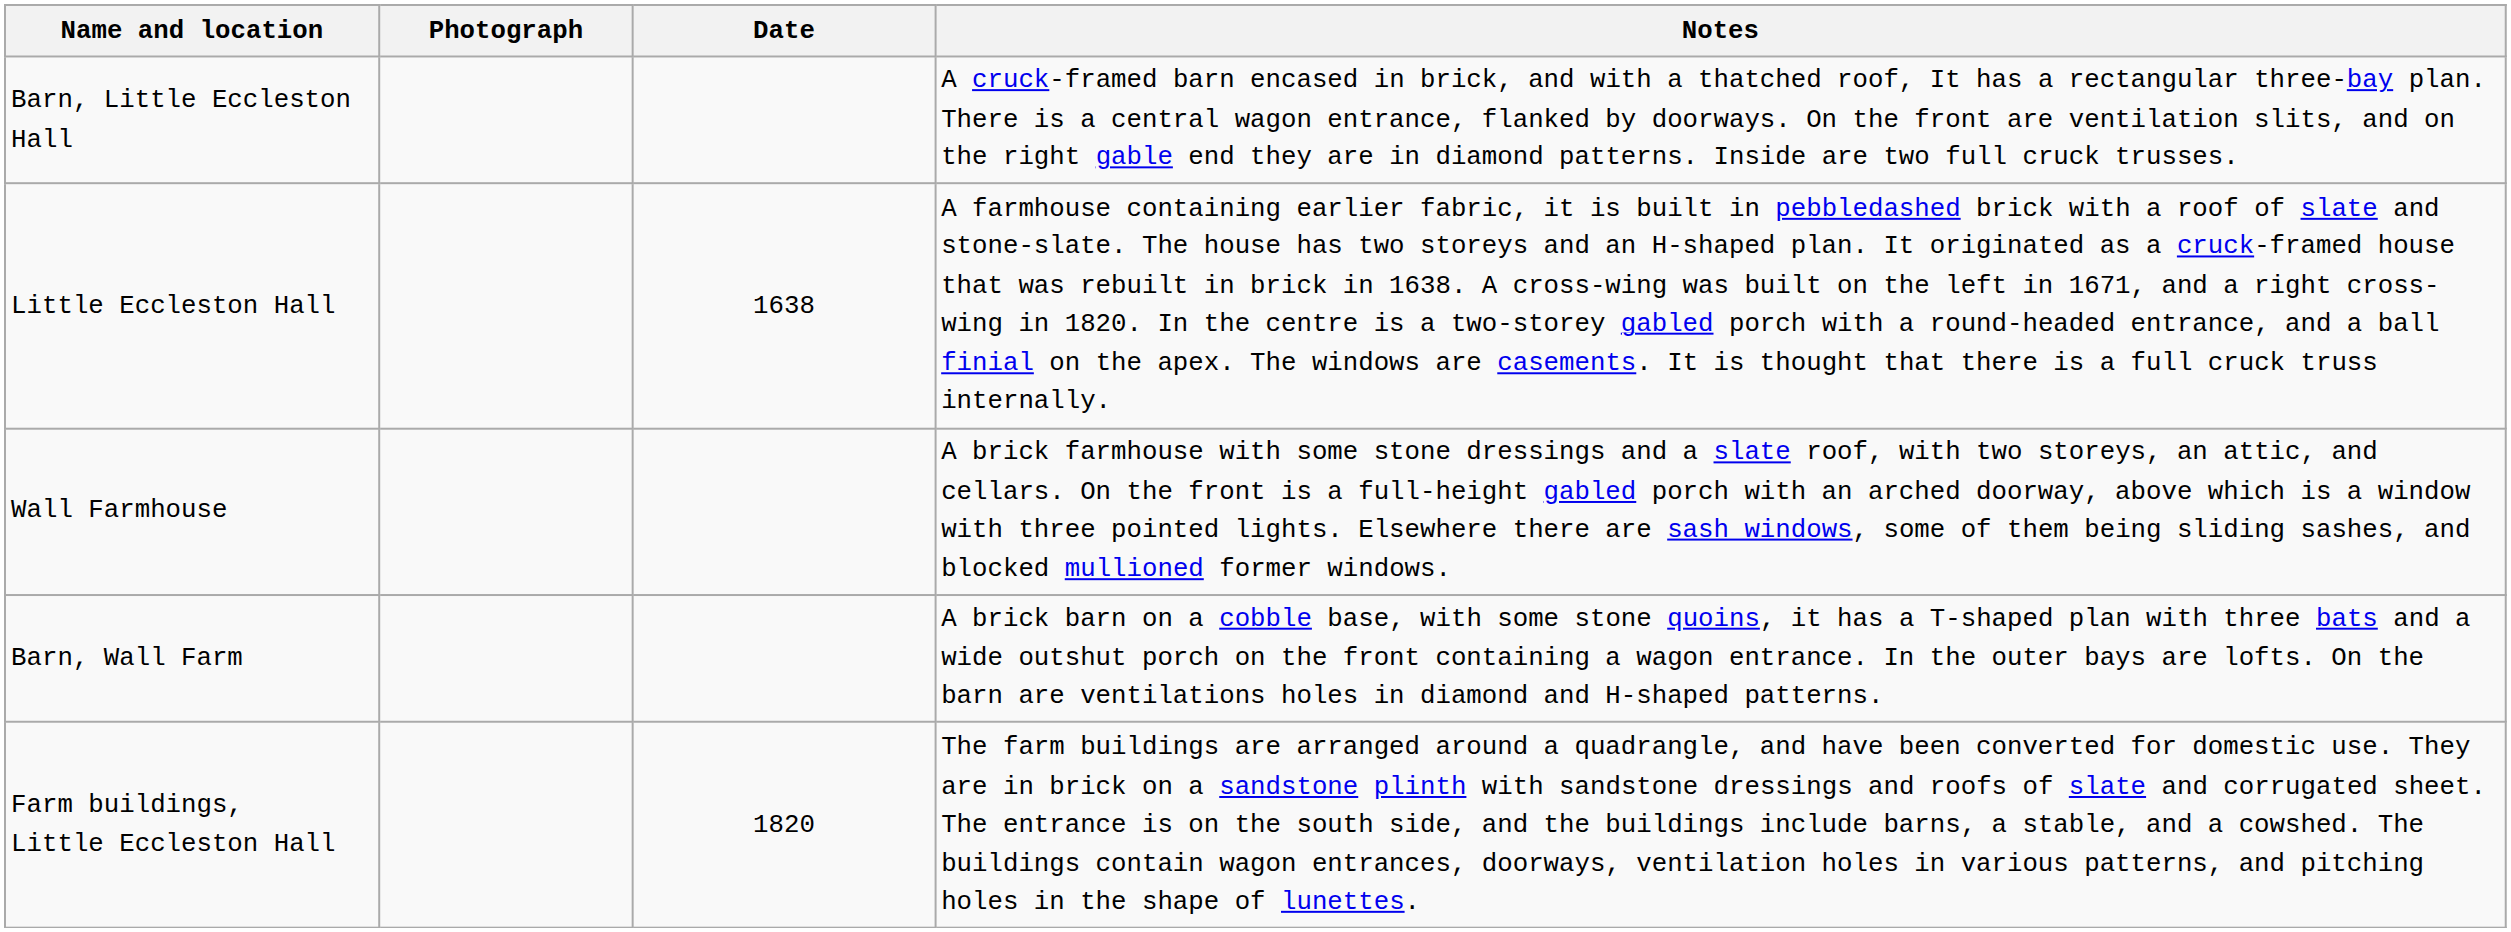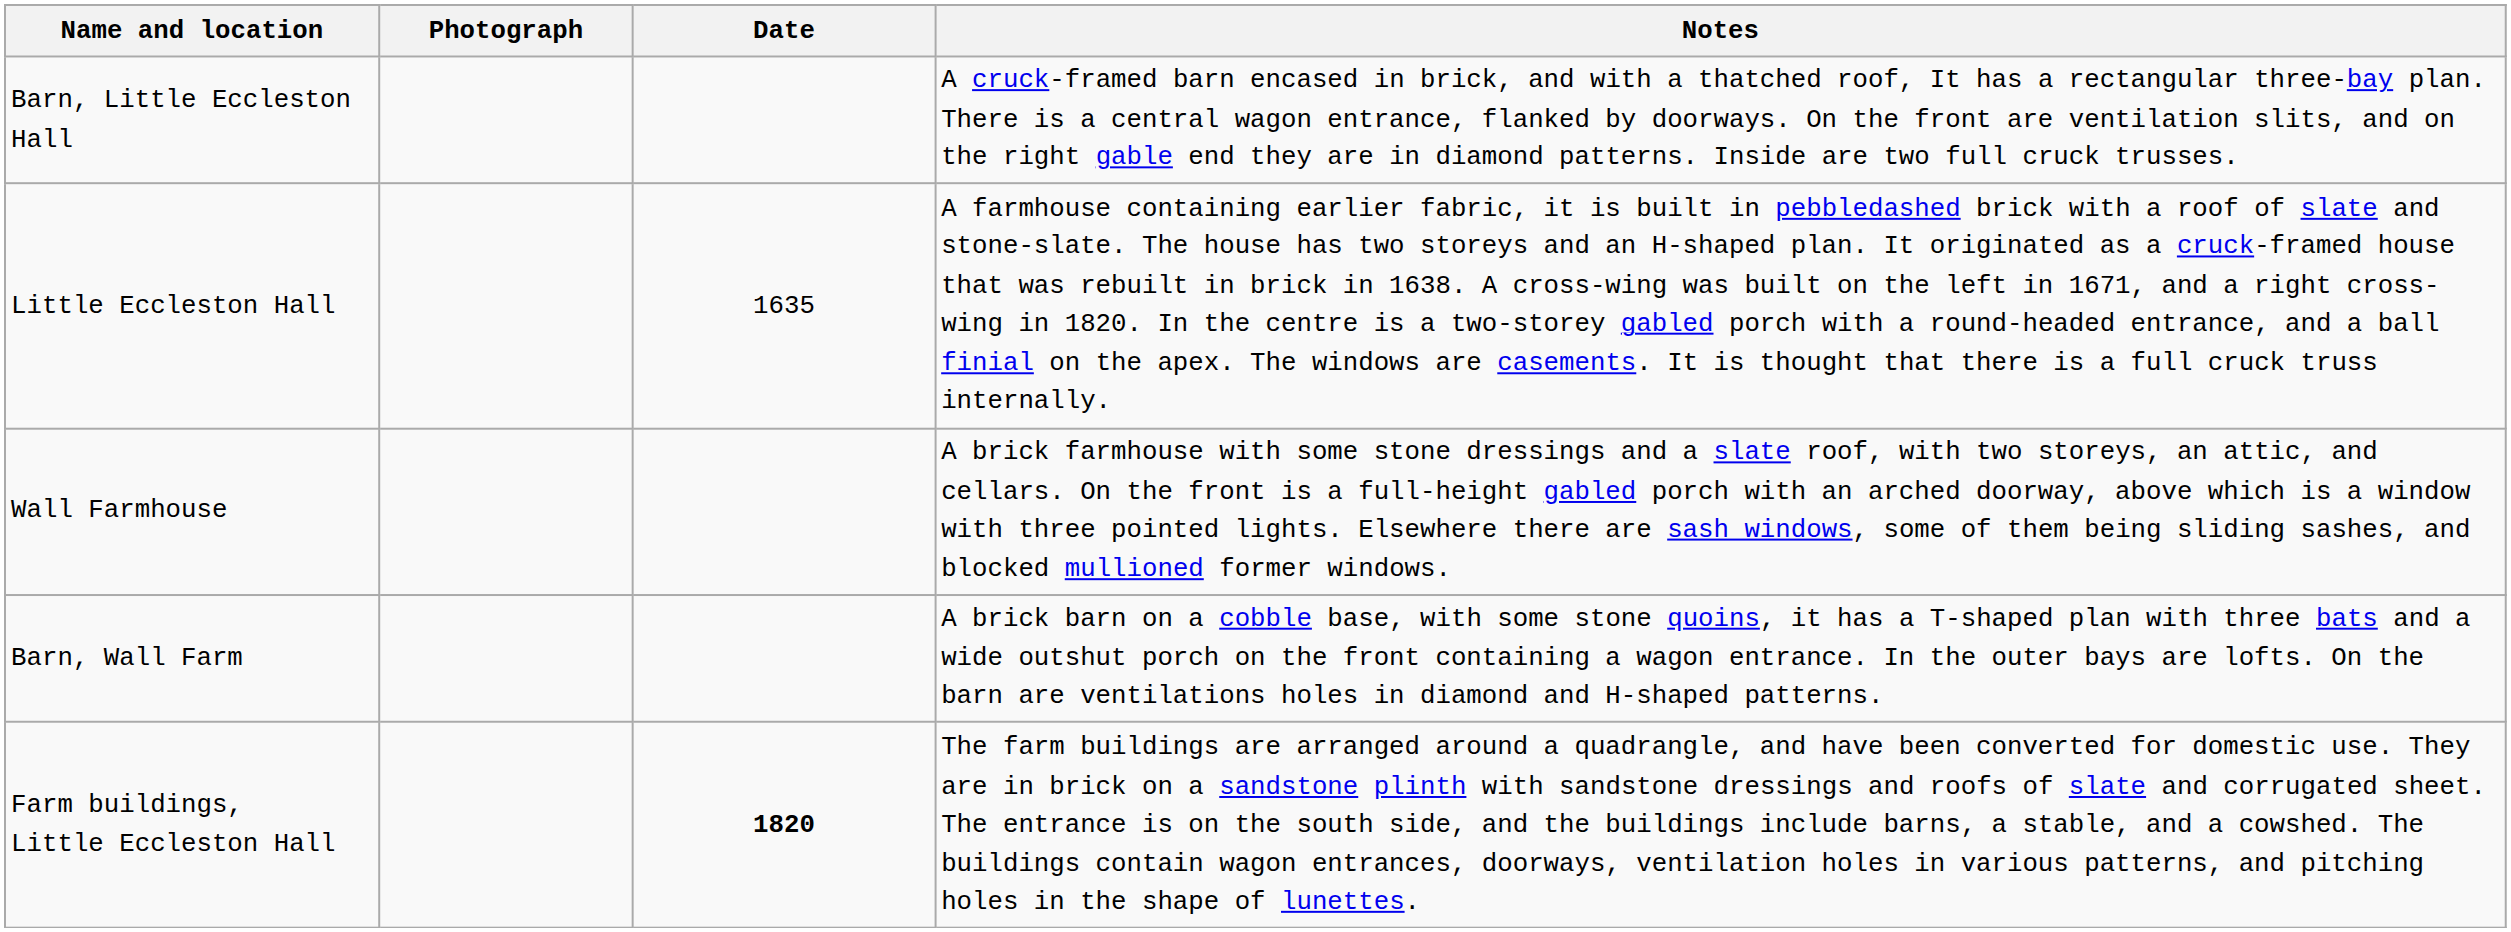(784, 305) 1638 -> (784, 305) 1635
(784, 825) normal -> (784, 825) bold
